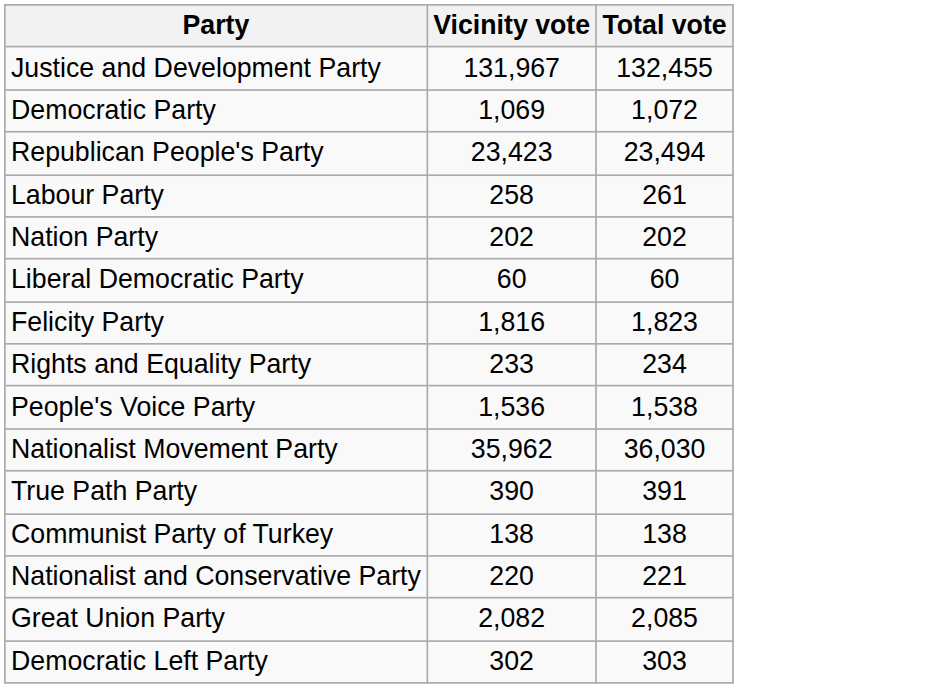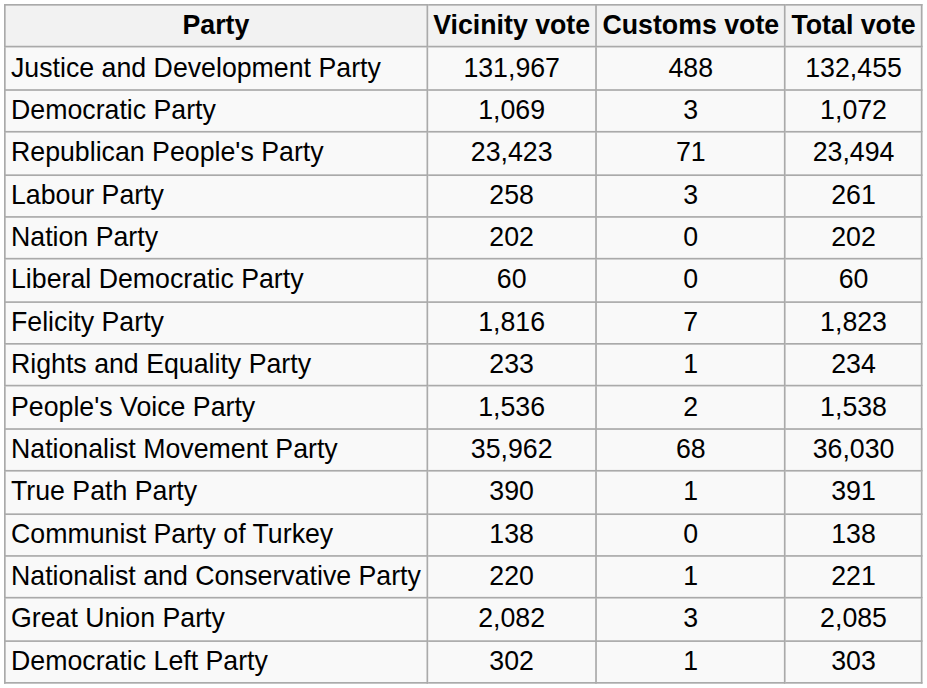+ column: (691, 25)
